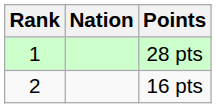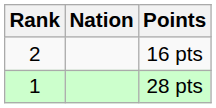rows swapped: (175, 53) <-> (175, 86)
